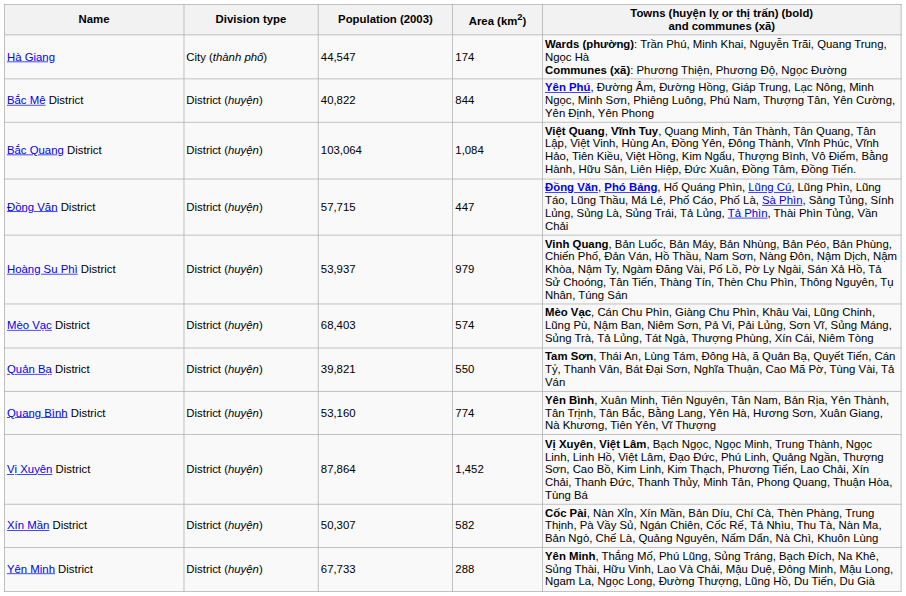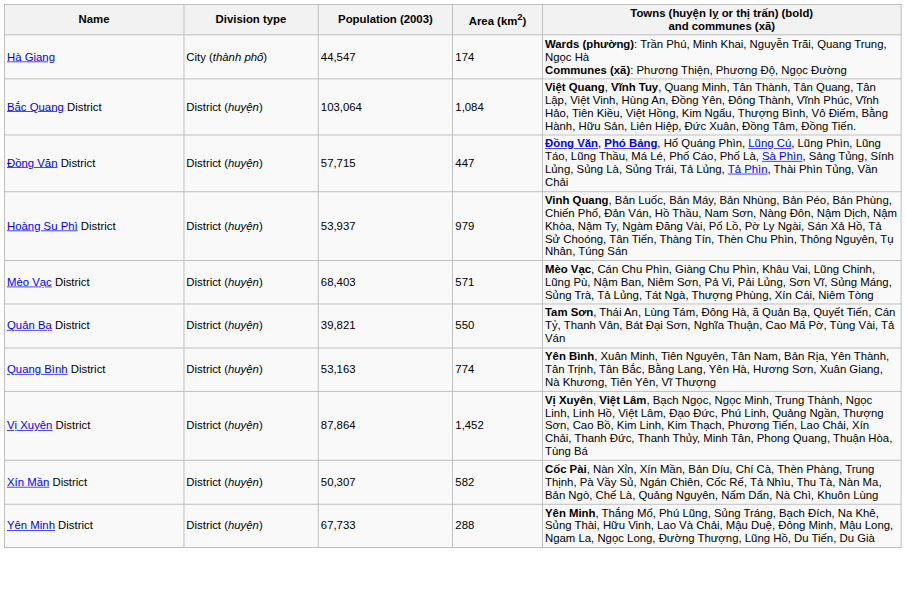- row: (45, 100)
(465, 326) 574 -> (465, 282) 571
(338, 413) 53,160 -> (338, 369) 53,163
